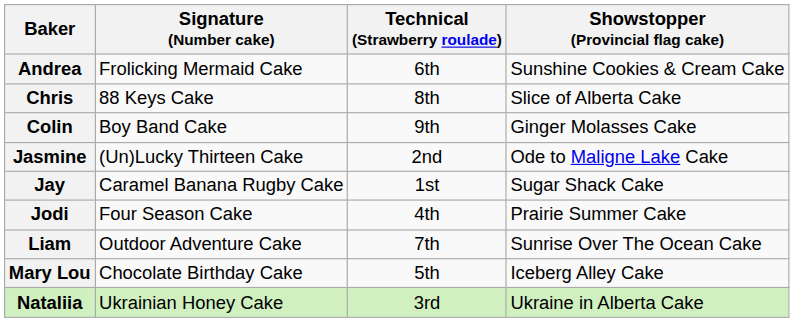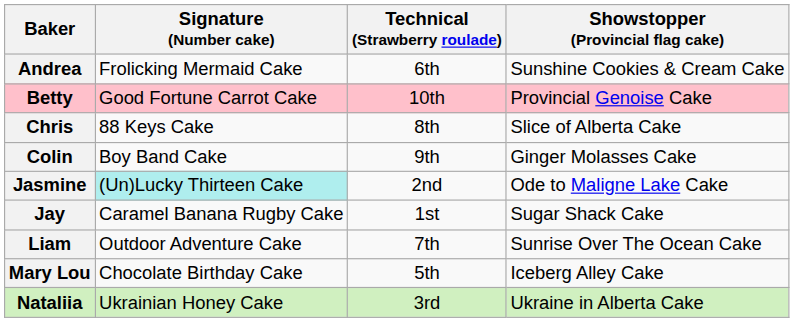+ row: (50, 98)
(201, 156) no background -> (201, 185) paleturquoise background
- row: (50, 214)
